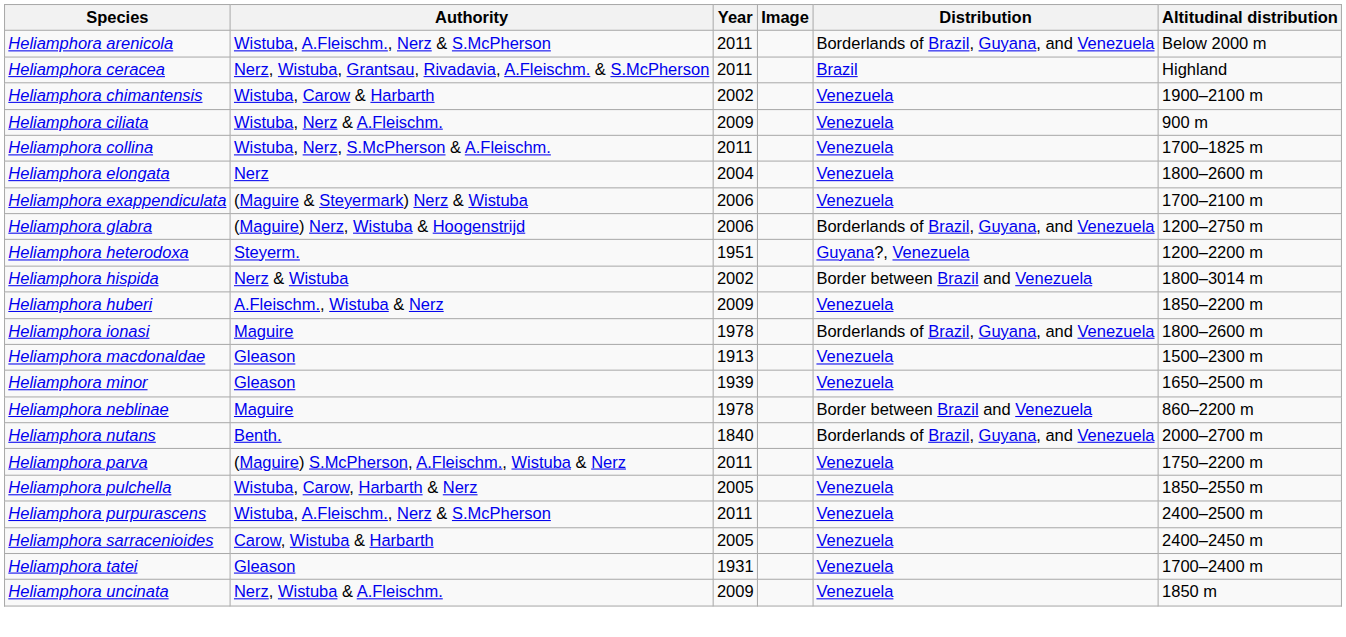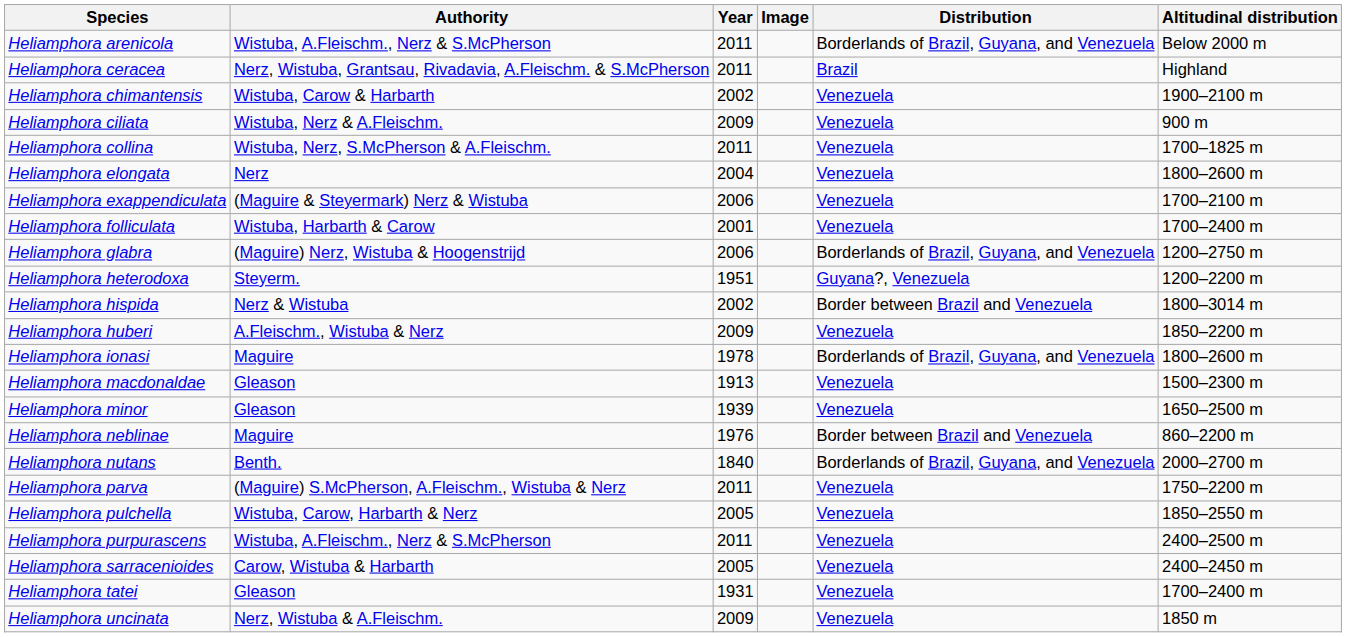+ row: (92, 226)
(735, 409) 1978 -> (735, 435) 1976
